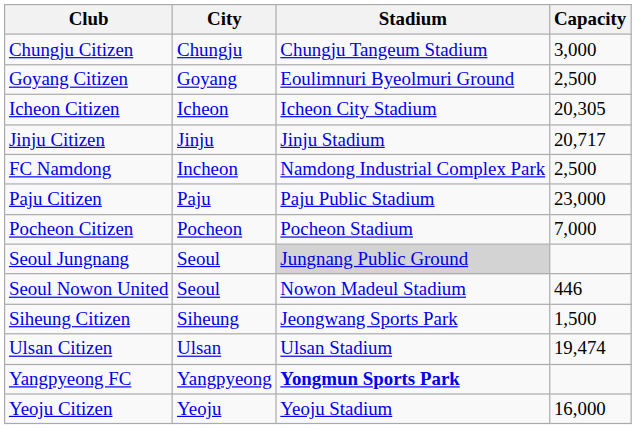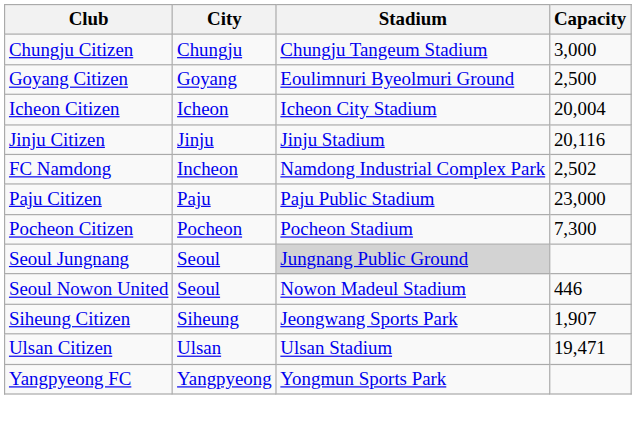(580, 109) 20,305 -> (580, 109) 20,004
(580, 139) 20,717 -> (579, 139) 20,116
(575, 169) 2,500 -> (575, 169) 2,502
(575, 229) 7,000 -> (575, 229) 7,300
(575, 318) 1,500 -> (575, 318) 1,907
(580, 348) 19,474 -> (580, 348) 19,471
(370, 378) bold -> (363, 378) normal
- row: (61, 408)
